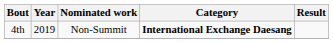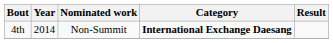(45, 30) 2019 -> (45, 30) 2014
